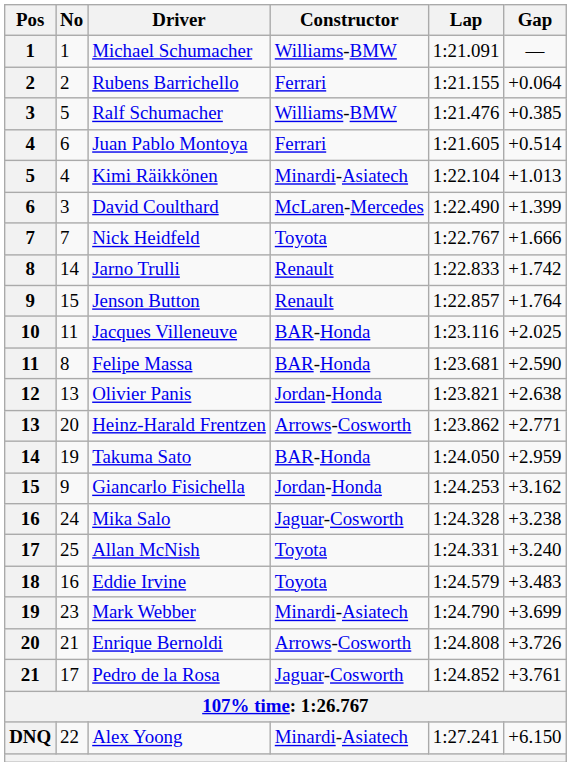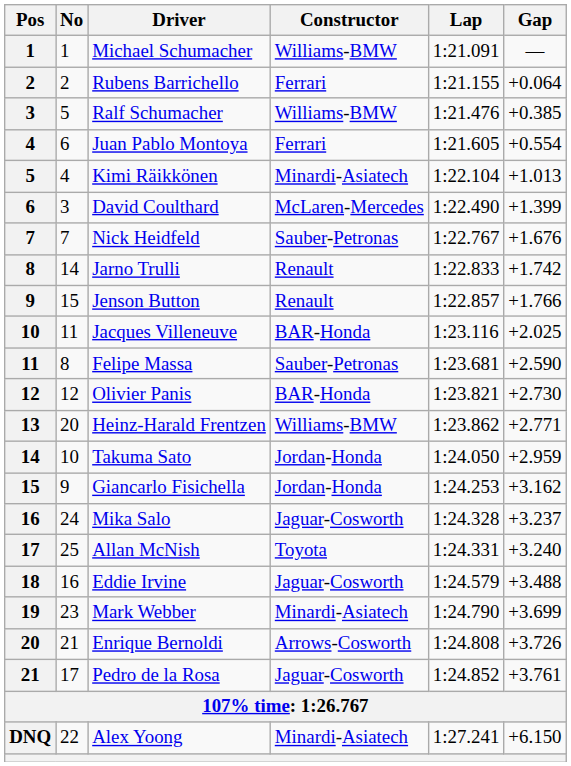(535, 144) +0.514 -> (535, 144) +0.554
(301, 238) Toyota -> (337, 238) Sauber-Petronas
(535, 238) +1.666 -> (535, 238) +1.676
(535, 300) +1.764 -> (535, 300) +1.766
(323, 362) BAR-Honda -> (337, 362) Sauber-Petronas
(70, 393) 13 -> (70, 393) 12
(328, 393) Jordan-Honda -> (323, 393) BAR-Honda
(535, 393) +2.638 -> (535, 393) +2.730
(343, 425) Arrows-Cosworth -> (336, 425) Williams-BMW
(70, 456) 19 -> (70, 456) 10
(323, 456) BAR-Honda -> (328, 456) Jordan-Honda
(535, 518) +3.238 -> (535, 518) +3.237
(301, 581) Toyota -> (339, 581) Jaguar-Cosworth
(535, 581) +3.483 -> (535, 581) +3.488
